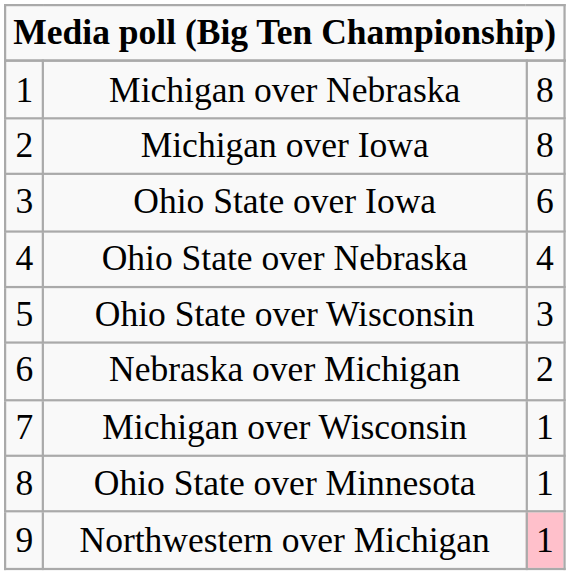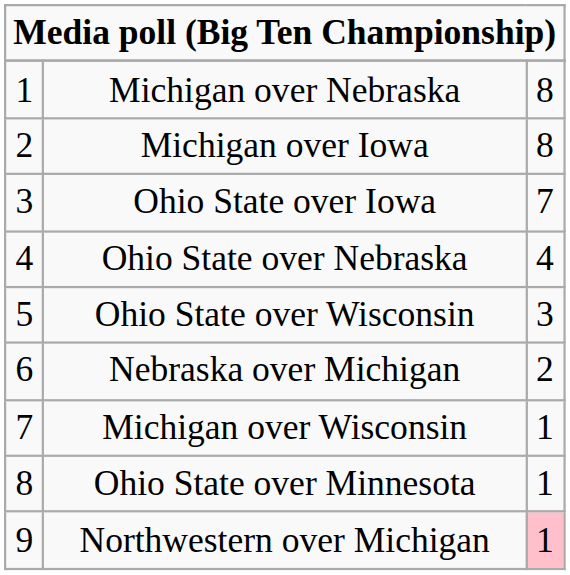(545, 201) 6 -> (545, 201) 7
